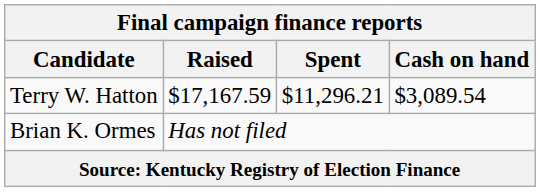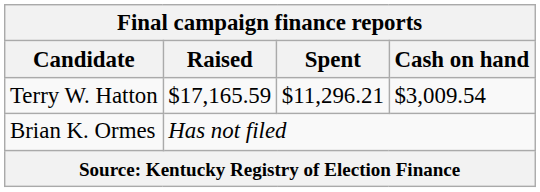(220, 95) $17,167.59 -> (220, 95) $17,165.59
(440, 95) $3,089.54 -> (440, 95) $3,009.54
